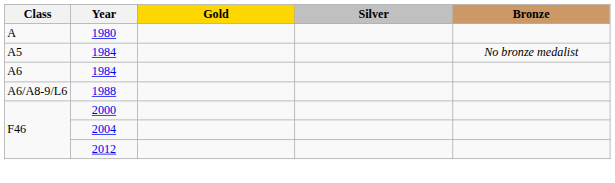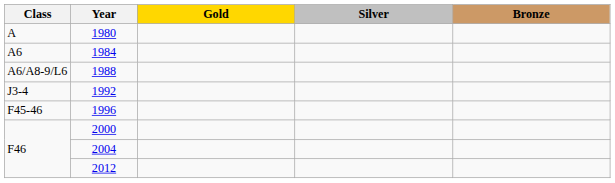- row: (15, 52)
+ row: (18, 91)
+ row: (25, 110)
